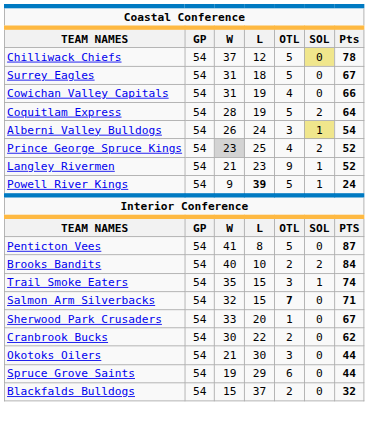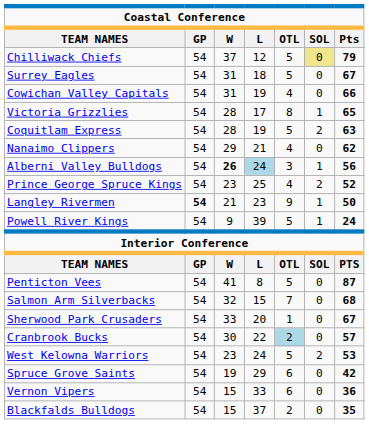(349, 57) 78 -> (349, 57) 79
+ row: (68, 112)
(349, 112) 64 -> (349, 130) 63
+ row: (61, 148)
(230, 130) normal -> (230, 166) bold
(260, 130) no background -> (260, 166) lightblue background
(319, 130) khaki background -> (319, 166) no background
(349, 130) 54 -> (349, 166) 56
(230, 148) lightgrey background -> (230, 184) no background
(200, 166) normal -> (200, 203) bold
(349, 166) 52 -> (349, 203) 50
(260, 184) bold -> (260, 221) normal
- row: (54, 264)
- row: (68, 282)
(289, 301) bold -> (289, 301) normal
(349, 301) 71 -> (349, 301) 68
(289, 337) no background -> (289, 337) lightblue background
(349, 337) 62 -> (349, 337) 57
+ row: (78, 355)
- row: (54, 355)
(349, 374) 44 -> (349, 374) 42
+ row: (51, 392)
(349, 392) 32 -> (349, 410) 35
